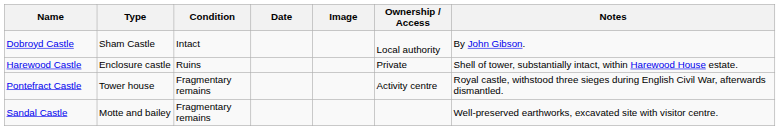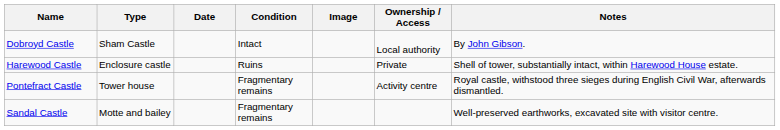columns swapped: (282, 17) <-> (212, 17)
